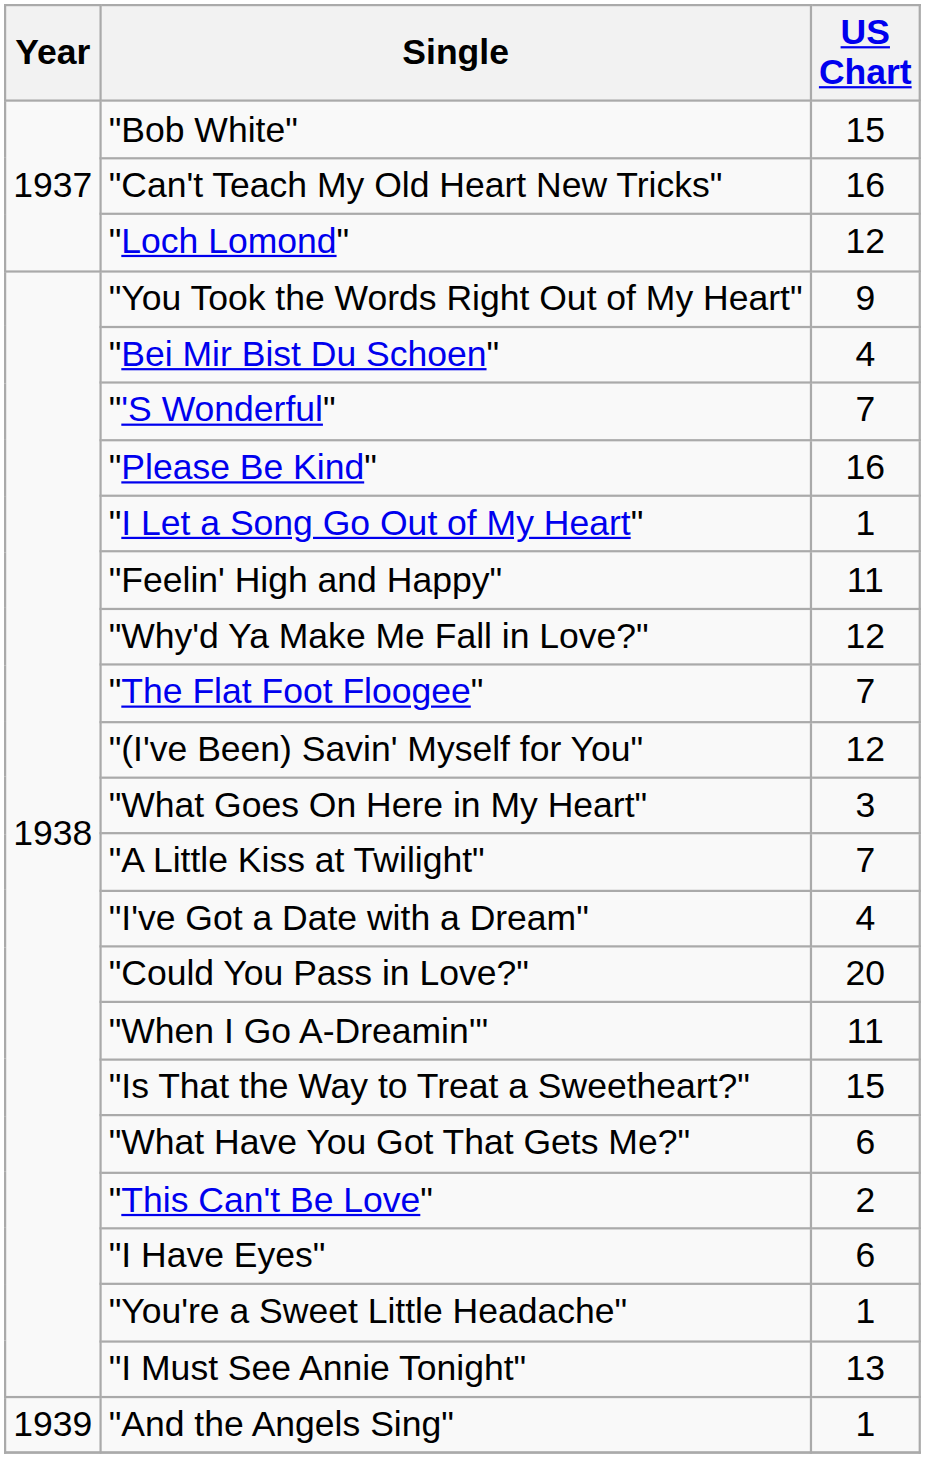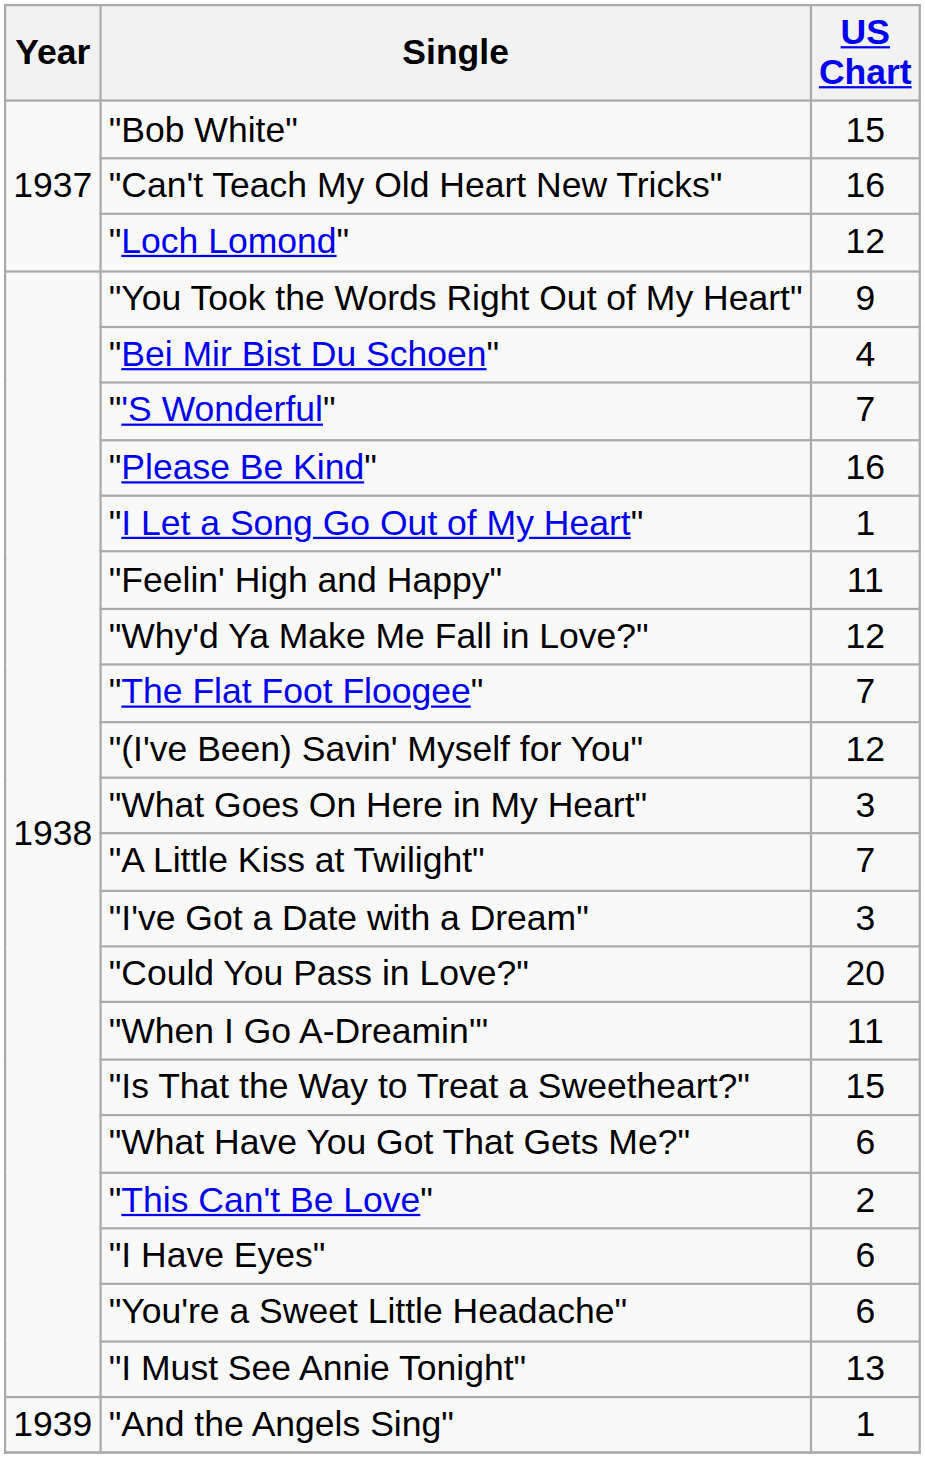(865, 917) 4 -> (865, 917) 3
(865, 1311) 1 -> (865, 1311) 6
